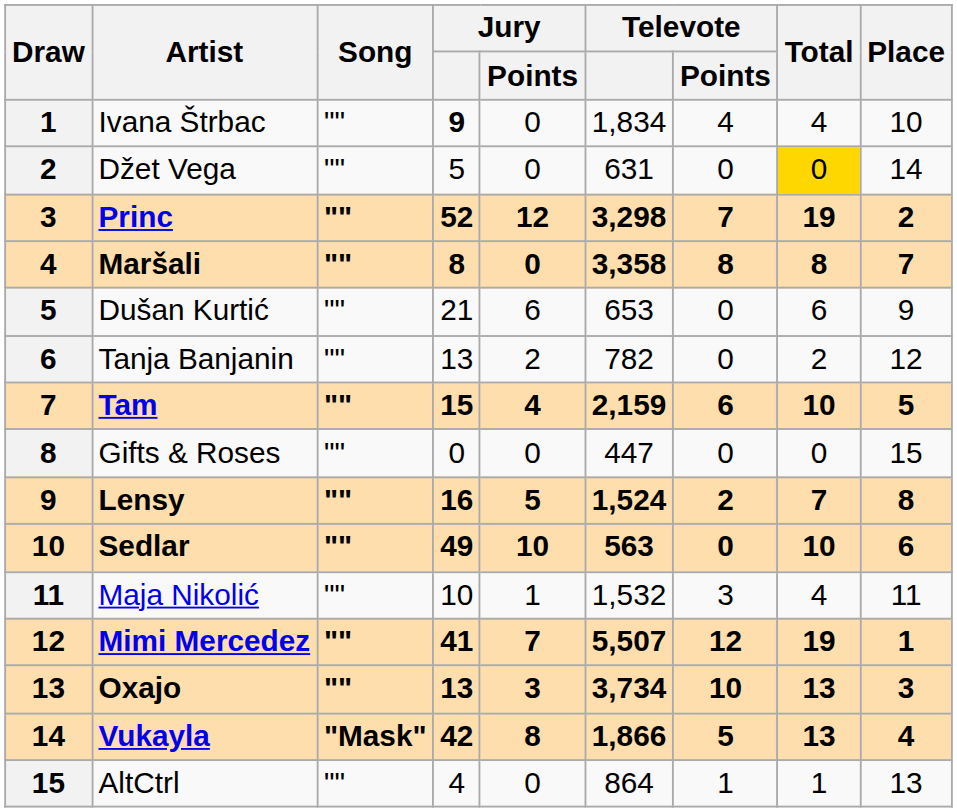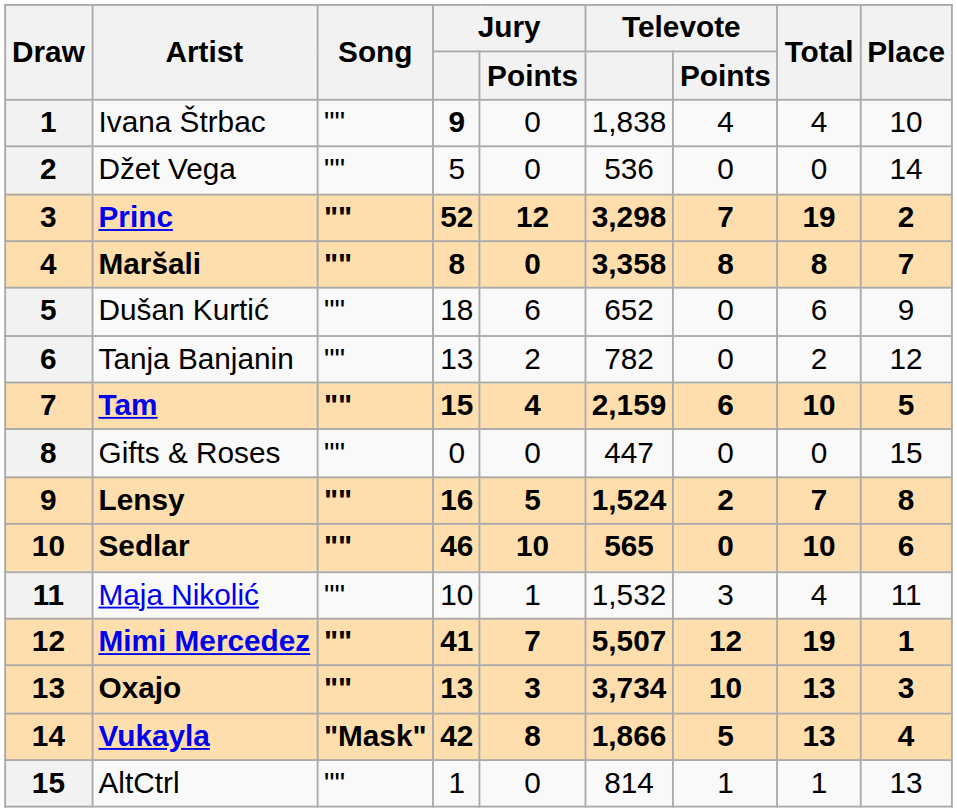(629, 122) 1,834 -> (629, 122) 1,838
(629, 169) 631 -> (629, 169) 536
(819, 169) gold background -> (819, 169) no background
(457, 311) 21 -> (457, 311) 18
(629, 311) 653 -> (629, 311) 652
(457, 547) 49 -> (457, 547) 46
(629, 547) 563 -> (629, 547) 565
(457, 783) 4 -> (457, 783) 1
(629, 783) 864 -> (629, 783) 814
